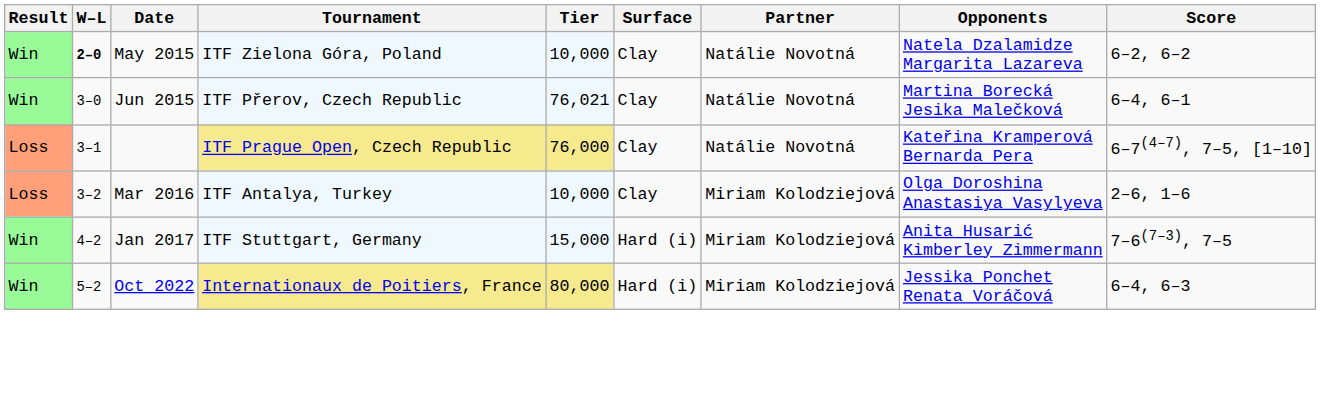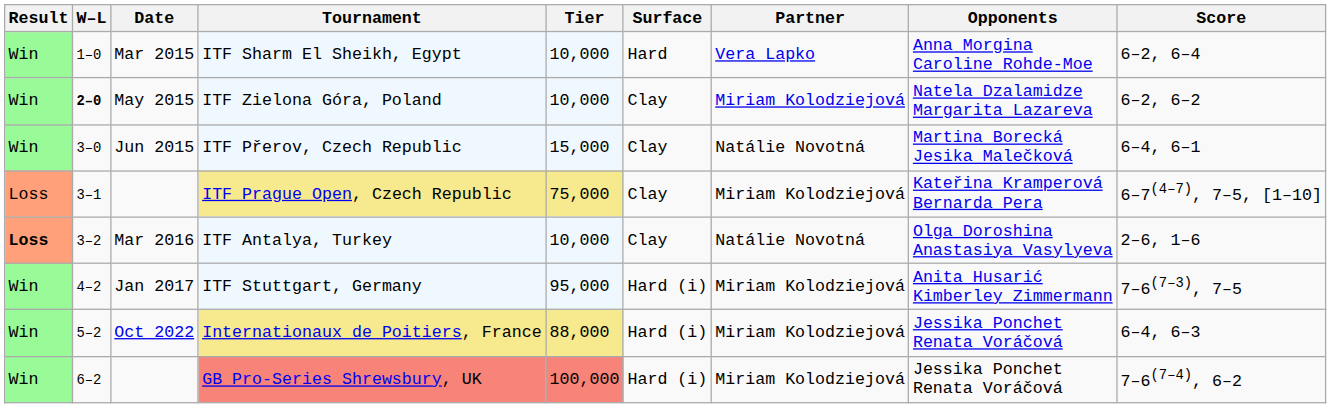+ row: (332, 55)
(780, 55) Natálie Novotná -> (810, 101) Miriam Kolodziejová
(580, 101) 76,021 -> (580, 148) 15,000
(580, 148) 76,000 -> (580, 194) 75,000
(780, 148) Natálie Novotná -> (810, 194) Miriam Kolodziejová
(29, 194) normal -> (29, 240) bold
(800, 194) Miriam Kolodziejová -> (790, 240) Natálie Novotná
(580, 240) 15,000 -> (580, 287) 95,000
(580, 287) 80,000 -> (580, 333) 88,000
+ row: (342, 379)
